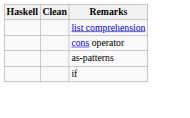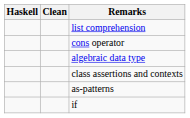+ row: (108, 58)
+ row: (127, 74)
